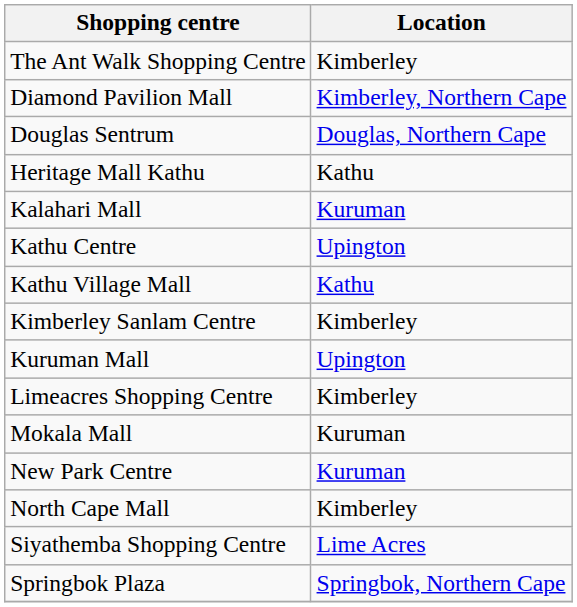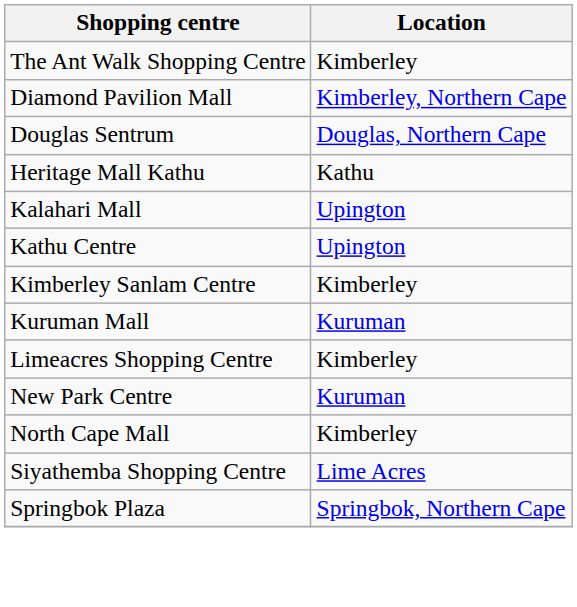(361, 209) Kuruman -> (361, 209) Upington
- row: (101, 284)
(361, 358) Upington -> (361, 321) Kuruman
- row: (71, 433)
